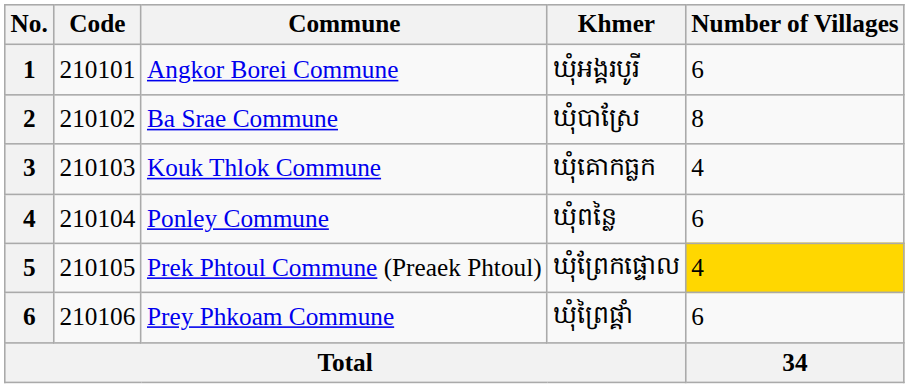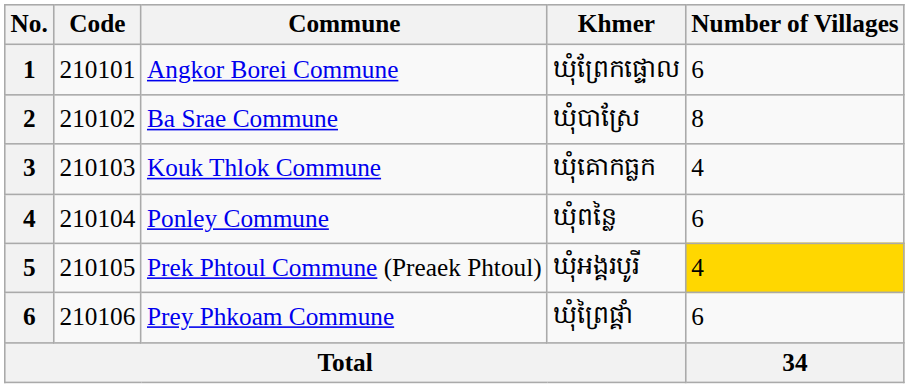(597, 67) ឃុំអង្គរបូរី -> (616, 67) ឃុំព្រែកផ្ទោល
(616, 266) ឃុំព្រែកផ្ទោល -> (597, 266) ឃុំអង្គរបូរី
